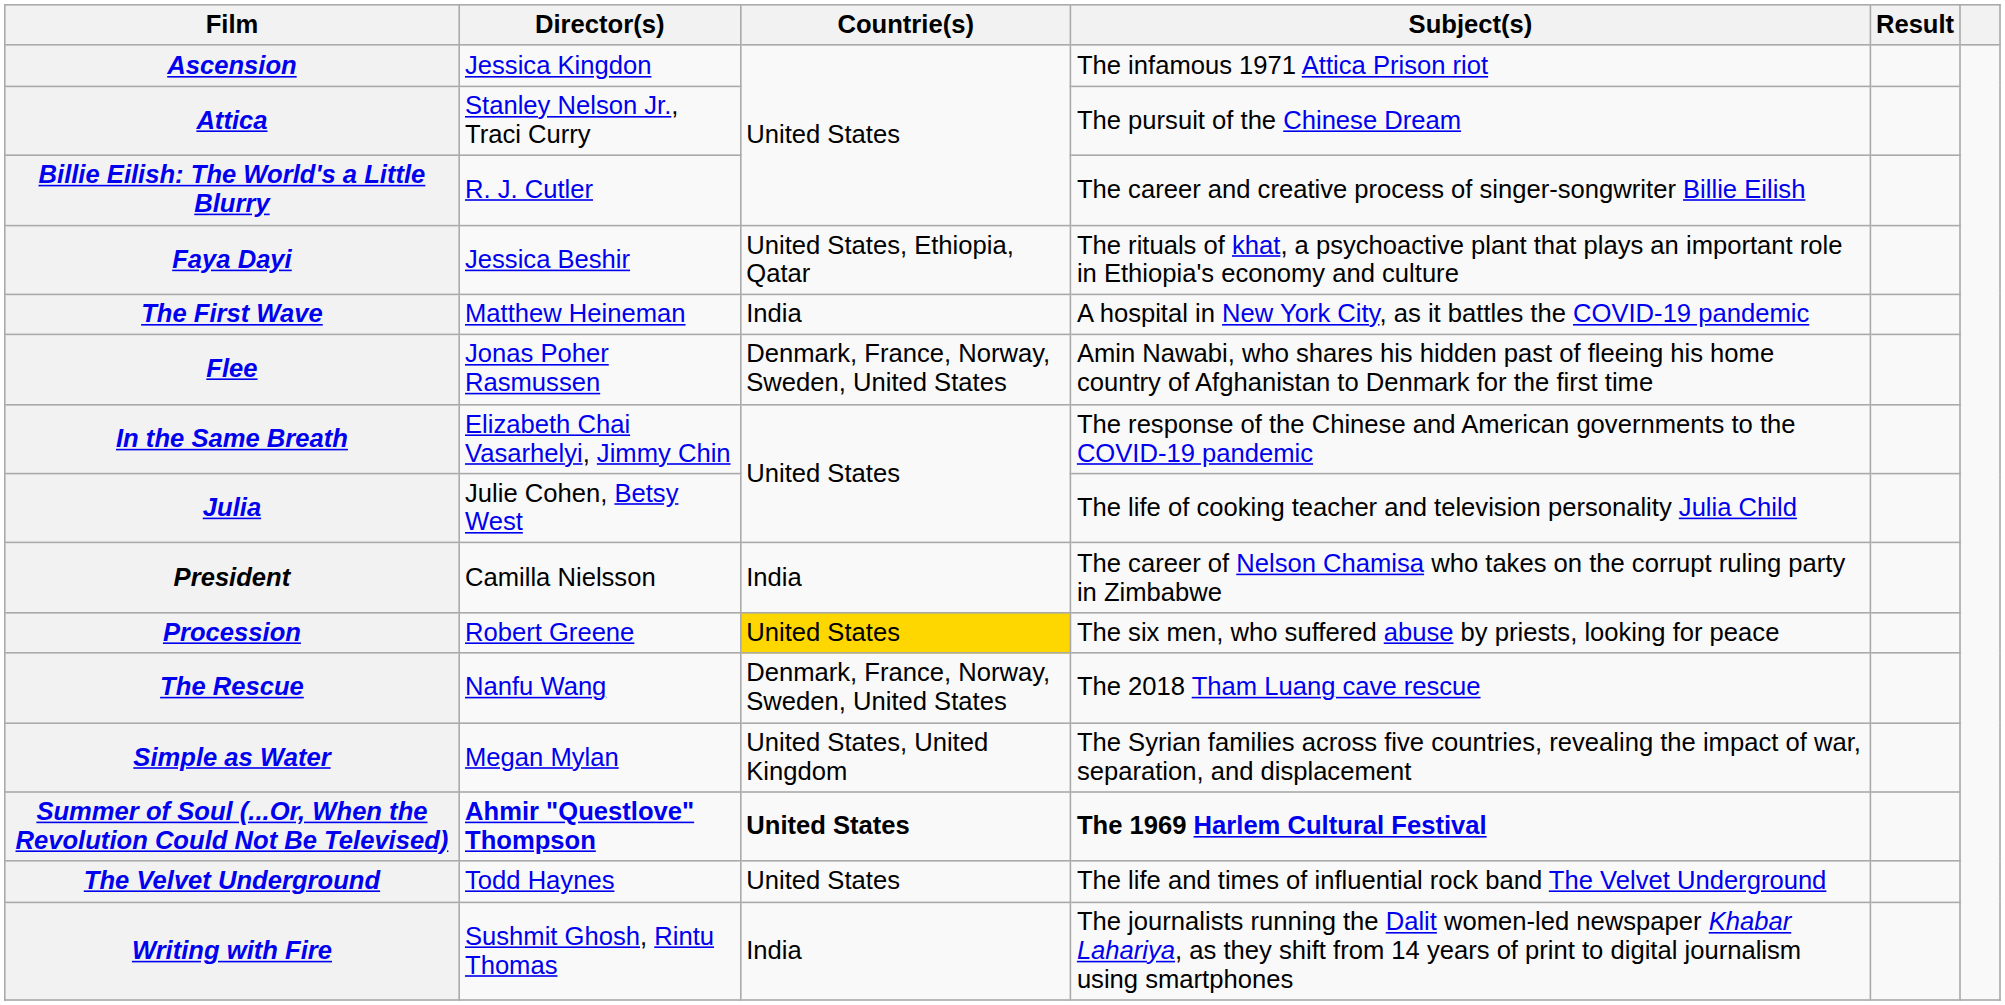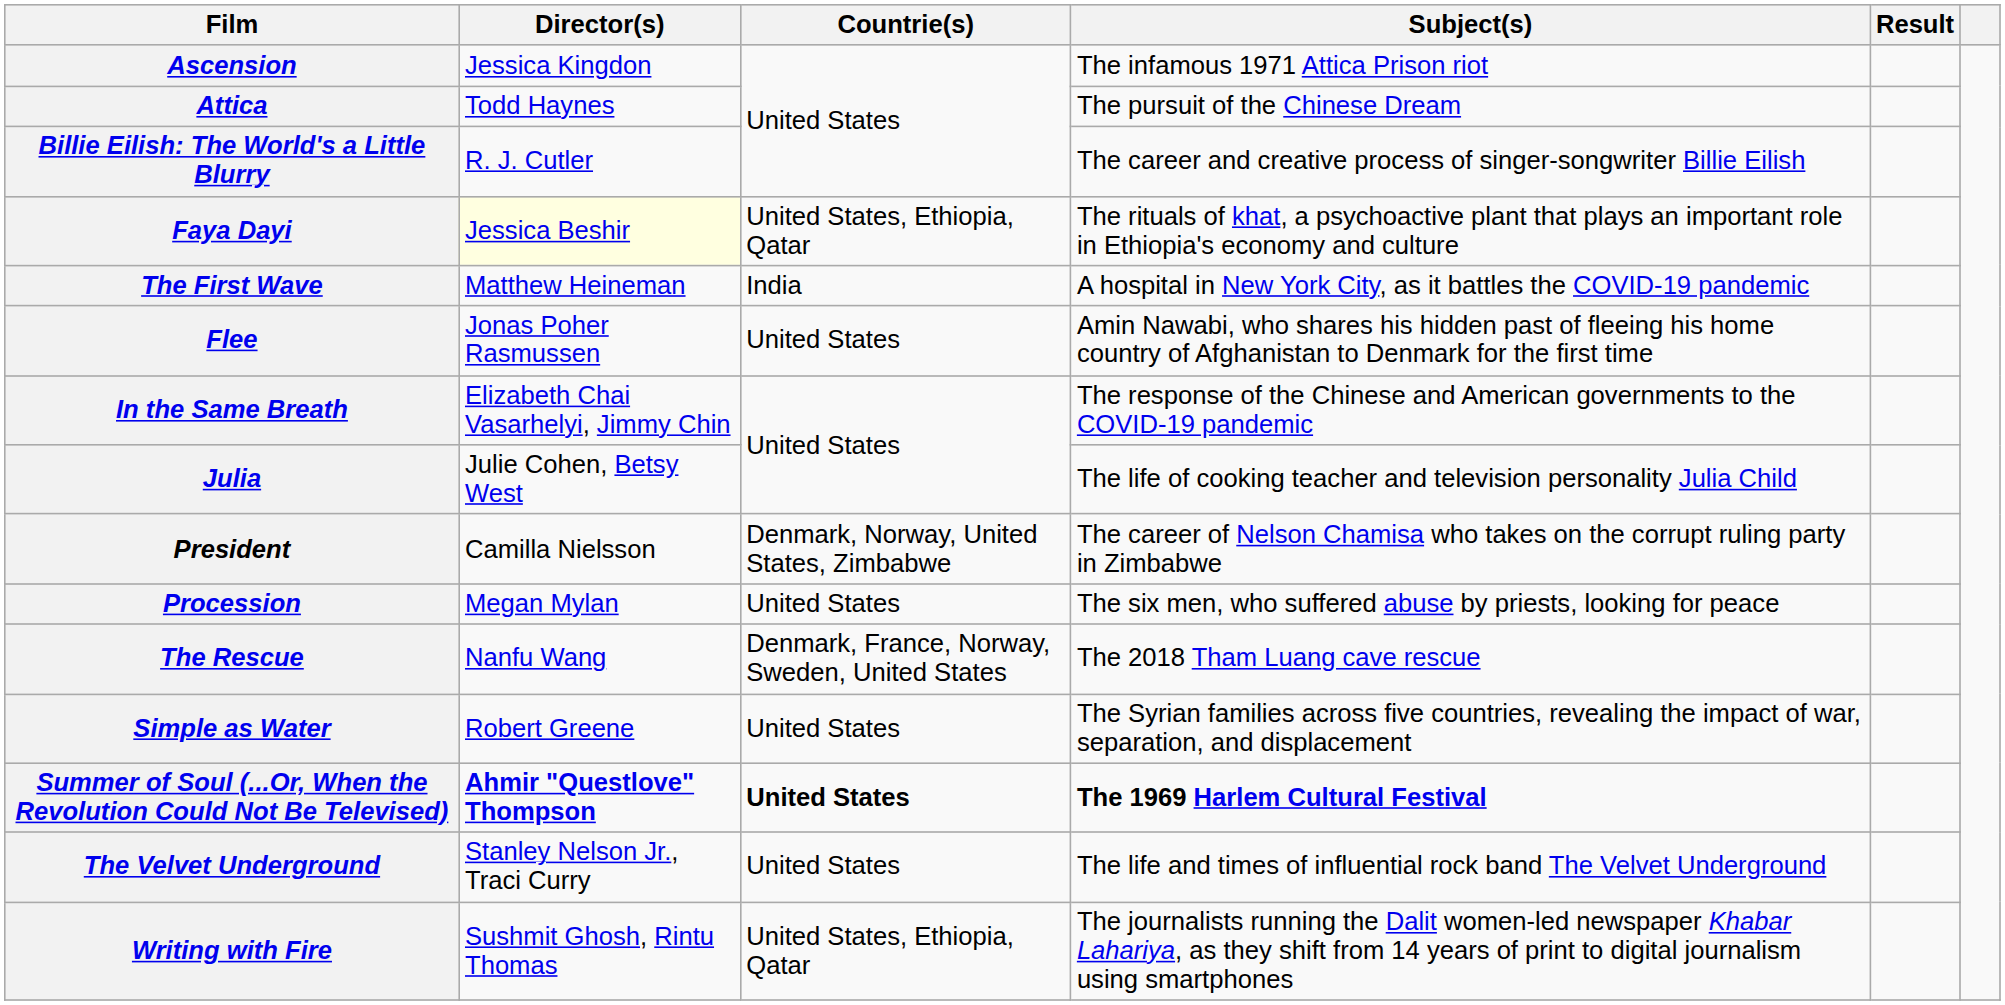(572, 120) Stanley Nelson Jr., Traci Curry -> (540, 106) Todd Haynes
(548, 259) no background -> (548, 230) lightyellow background
(898, 369) Denmark, France, Norway, Sweden, United States -> (823, 340) United States
(774, 577) India -> (892, 548) Denmark, Norway, United States, Zimbabwe
(550, 632) Robert Greene -> (542, 603) Megan Mylan
(823, 632) gold background -> (823, 603) no background
(542, 756) Megan Mylan -> (550, 728) Robert Greene
(867, 756) United States, United Kingdom -> (823, 728) United States
(540, 881) Todd Haynes -> (572, 866) Stanley Nelson Jr., Traci Curry
(774, 950) India -> (880, 950) United States, Ethiopia, Qatar
